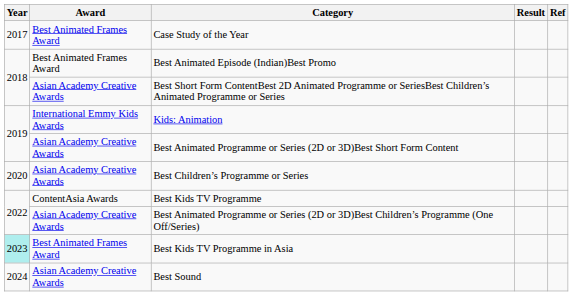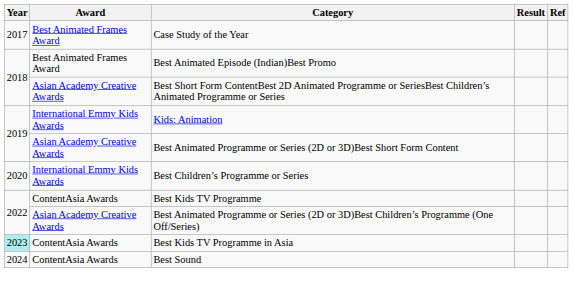(84, 176) Asian Academy Creative Awards -> (85, 176) International Emmy Kids Awards
(80, 248) Best Animated Frames Award -> (75, 243) ContentAsia Awards
(84, 277) Asian Academy Creative Awards -> (75, 259) ContentAsia Awards
